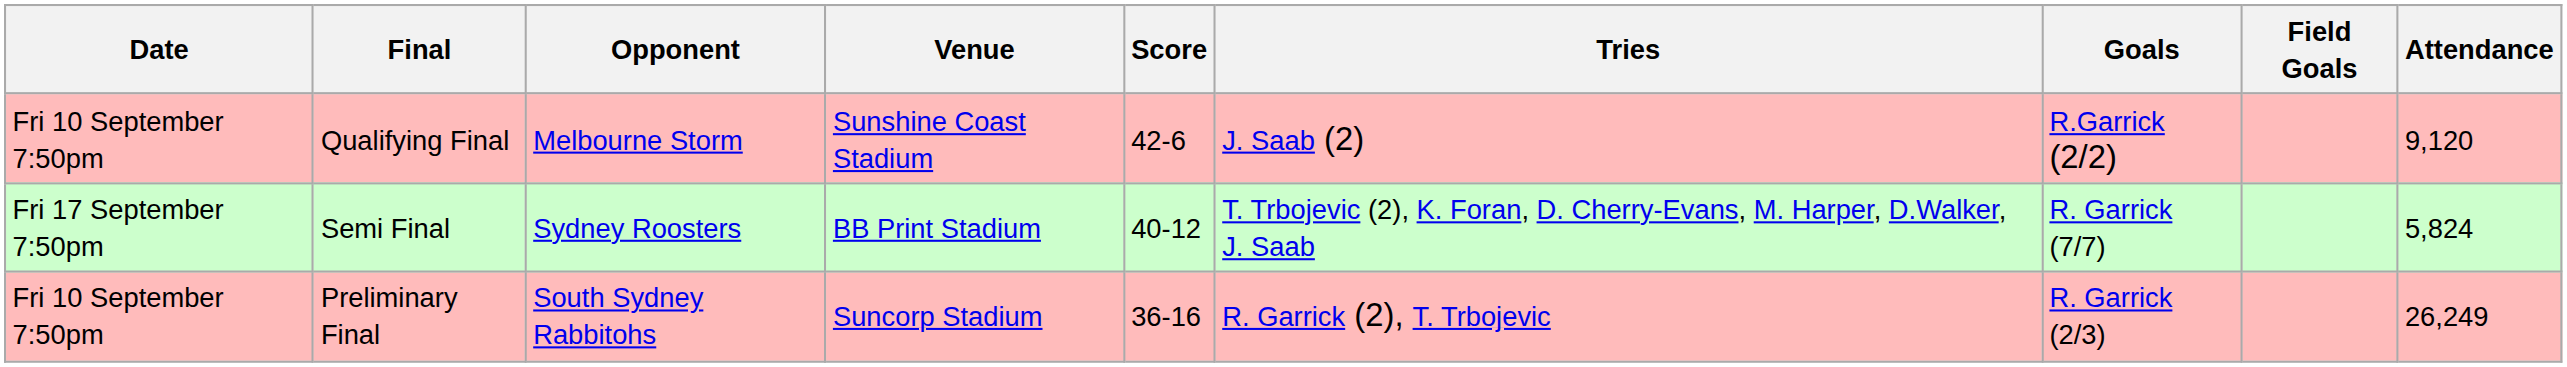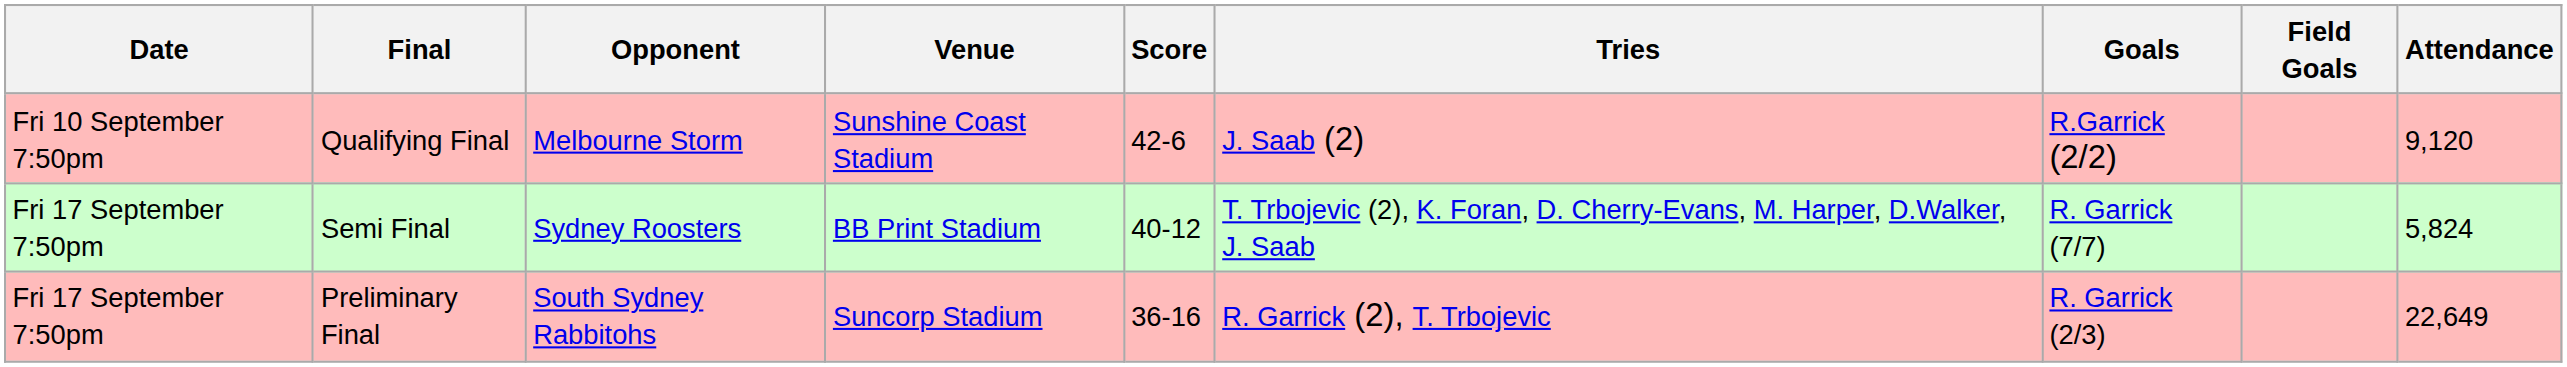(118, 317) Fri 10 September 7:50pm -> (118, 317) Fri 17 September 7:50pm
(2447, 317) 26,249 -> (2447, 317) 22,649
